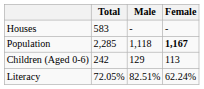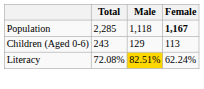- row: (21, 28)
(101, 60) 242 -> (101, 44) 243
(109, 76) 72.05% -> (109, 60) 72.08%
(145, 76) no background -> (145, 60) gold background
